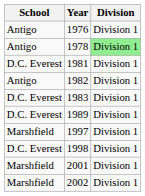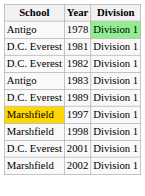- row: (78, 30)
(22, 81) Antigo -> (34, 64) D.C. Everest
(34, 98) D.C. Everest -> (22, 81) Antigo
(30, 132) no background -> (30, 115) gold background
(34, 149) D.C. Everest -> (30, 132) Marshfield
(30, 166) Marshfield -> (34, 149) D.C. Everest
